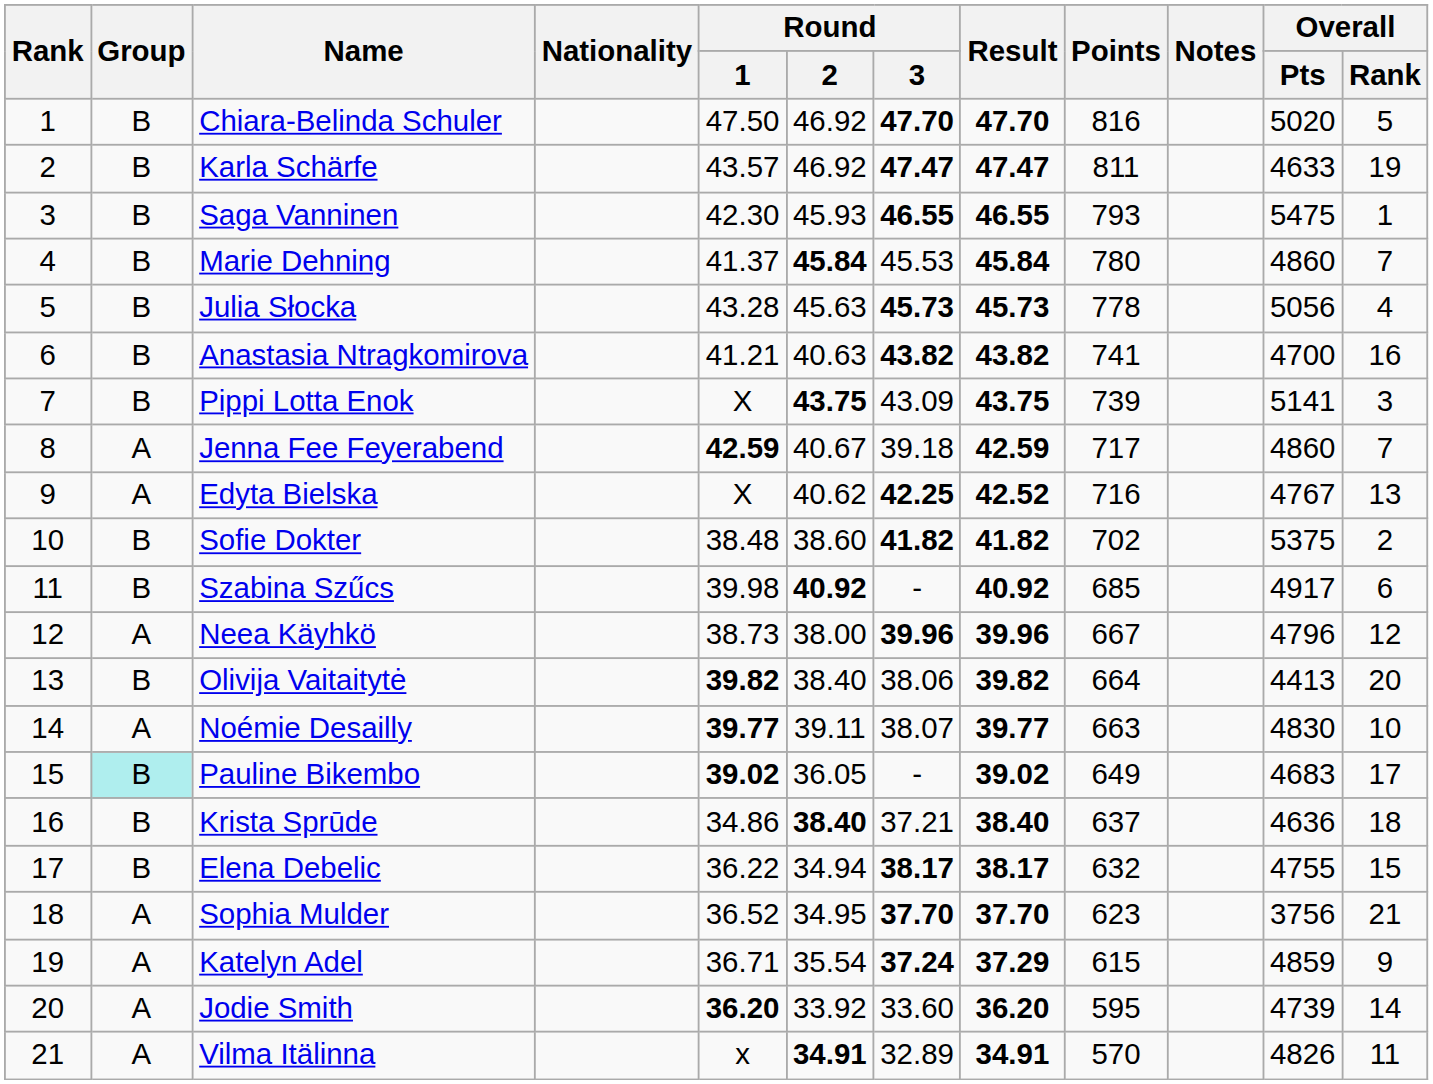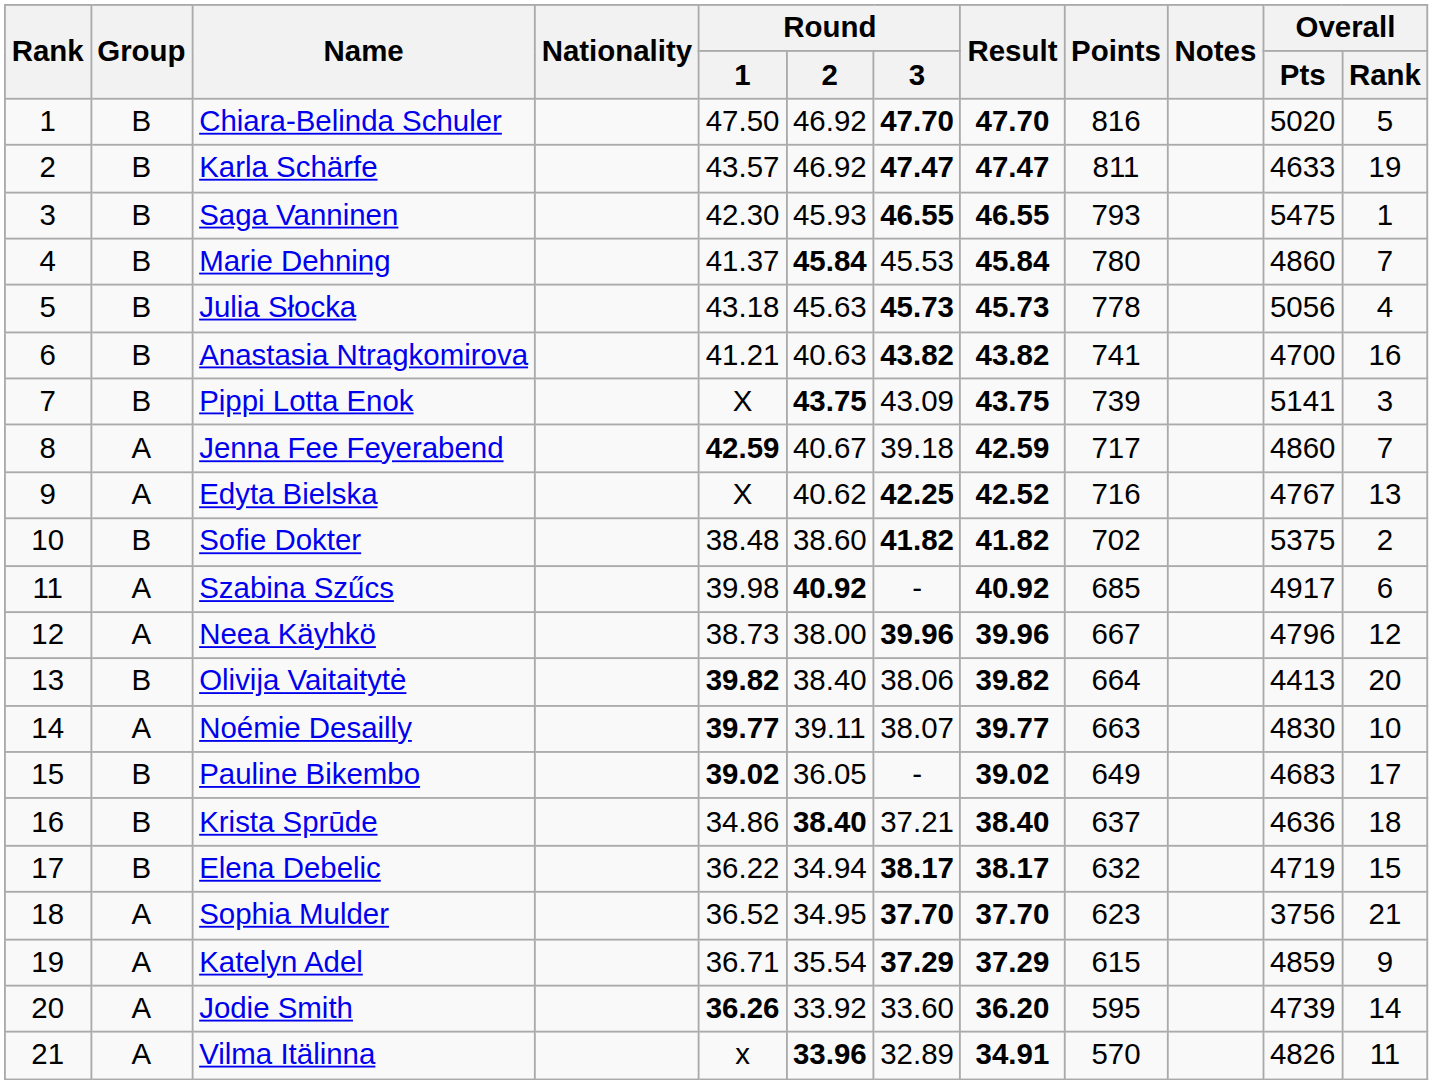(743, 307) 43.28 -> (743, 307) 43.18
(141, 588) B -> (141, 588) A
(141, 774) paleturquoise background -> (141, 774) no background
(1303, 868) 4755 -> (1303, 868) 4719
(917, 961) 37.24 -> (917, 961) 37.29
(743, 1008) 36.20 -> (743, 1008) 36.26
(830, 1055) 34.91 -> (830, 1055) 33.96
